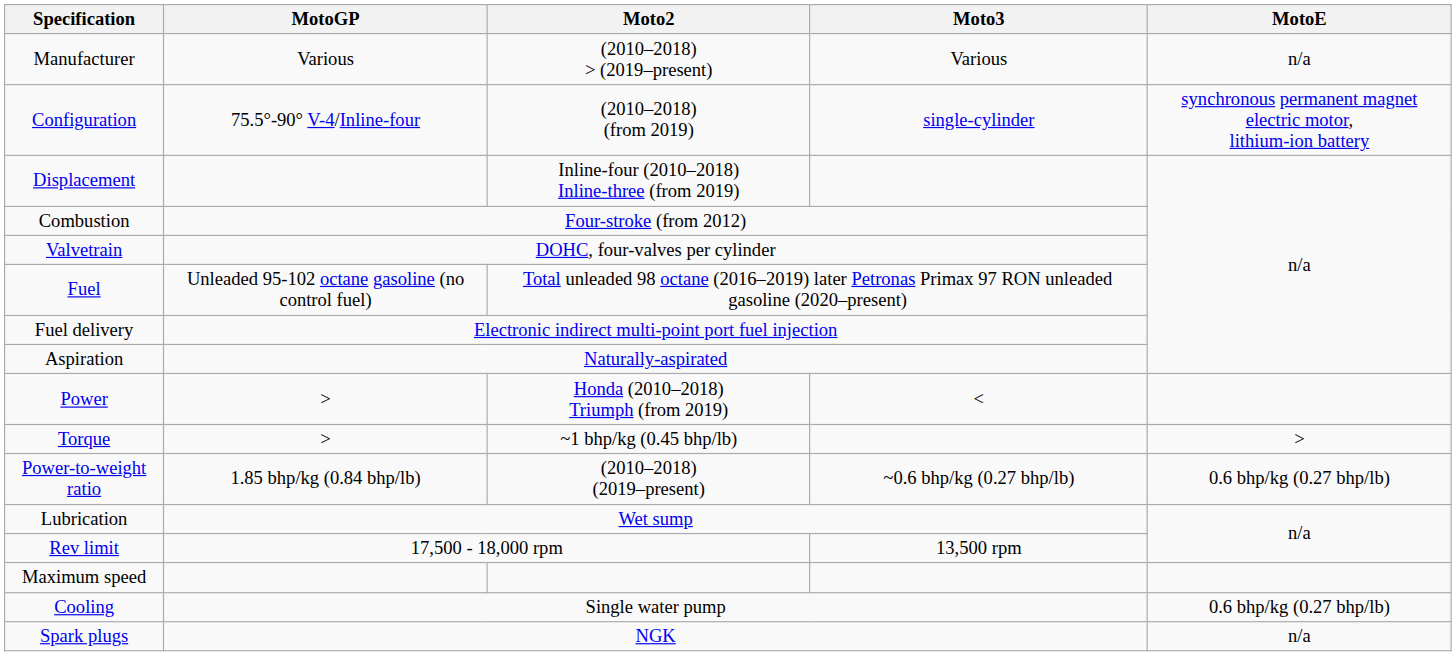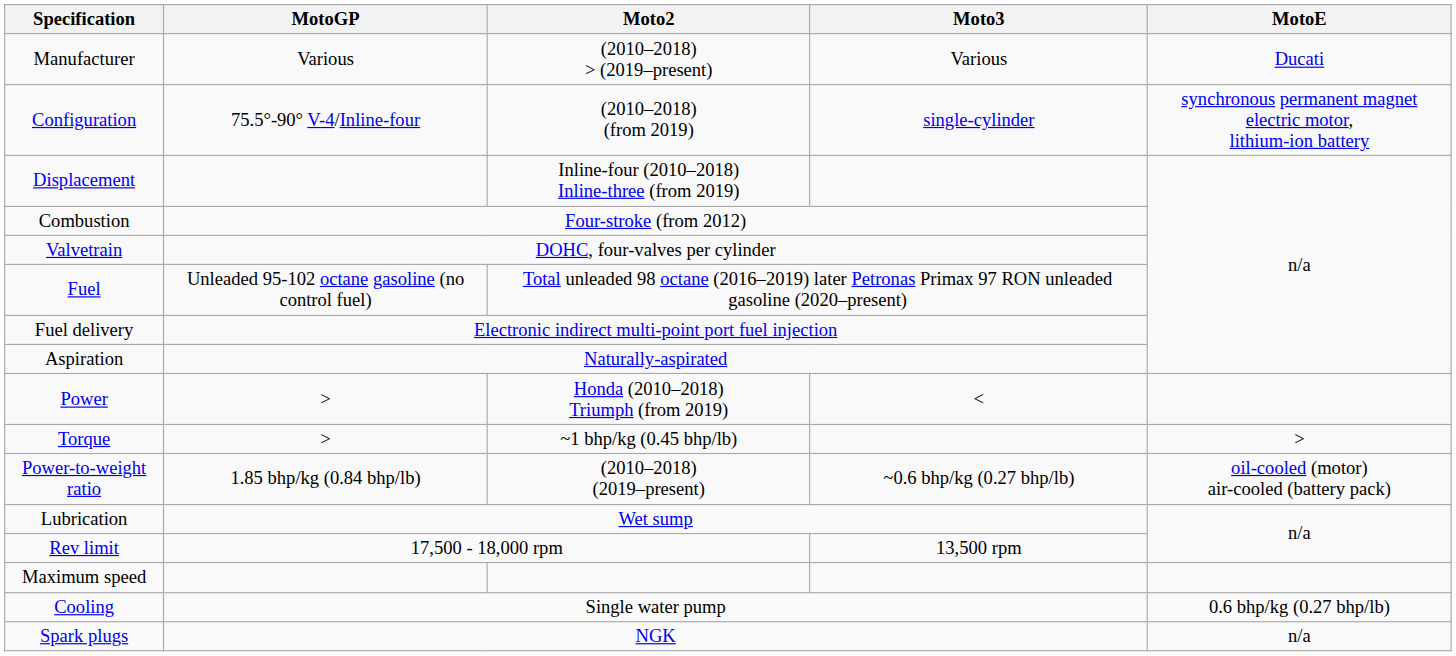(1299, 59) n/a -> (1299, 59) Ducati
(1299, 478) 0.6 bhp/kg (0.27 bhp/lb) -> (1299, 478) oil-cooled (motor) air-cooled (battery pack)
